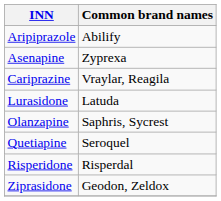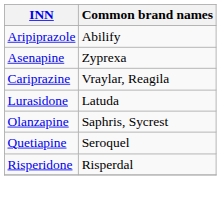- row: (40, 185)
